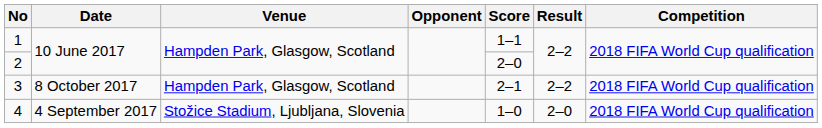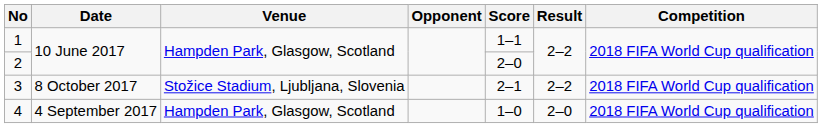(279, 87) Hampden Park, Glasgow, Scotland -> (284, 87) Stožice Stadium, Ljubljana, Slovenia
(284, 110) Stožice Stadium, Ljubljana, Slovenia -> (279, 110) Hampden Park, Glasgow, Scotland
